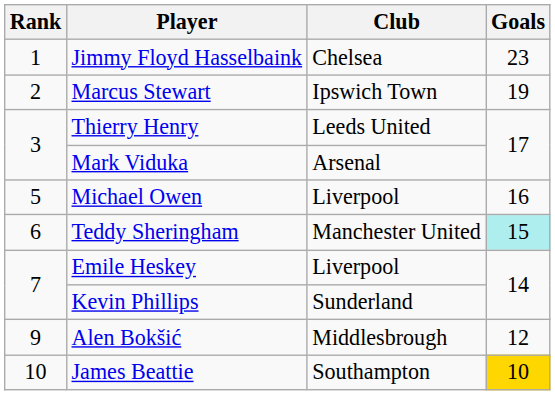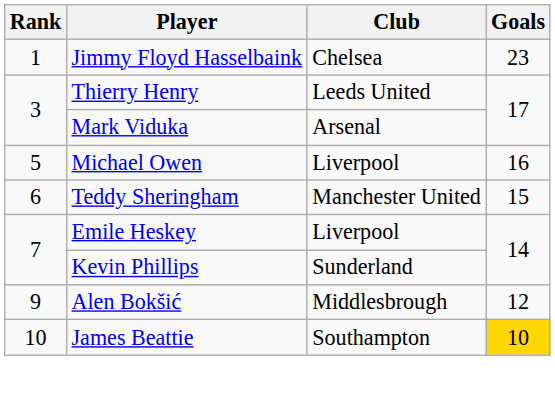- row: (141, 92)
(518, 232) paleturquoise background -> (518, 197) no background
